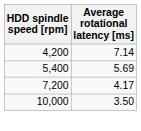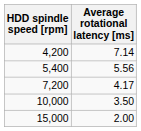(124, 69) 5.69 -> (124, 69) 5.56
+ row: (53, 118)
